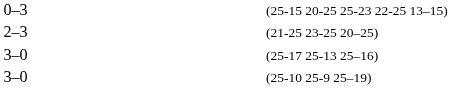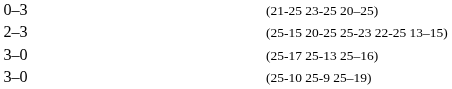(357, 11) (25-15 20-25 25-23 22-25 13–15) -> (322, 11) (21-25 23-25 20–25)
(322, 33) (21-25 23-25 20–25) -> (357, 33) (25-15 20-25 25-23 22-25 13–15)
